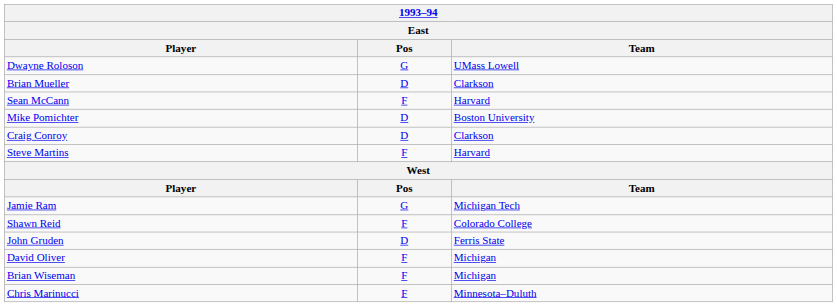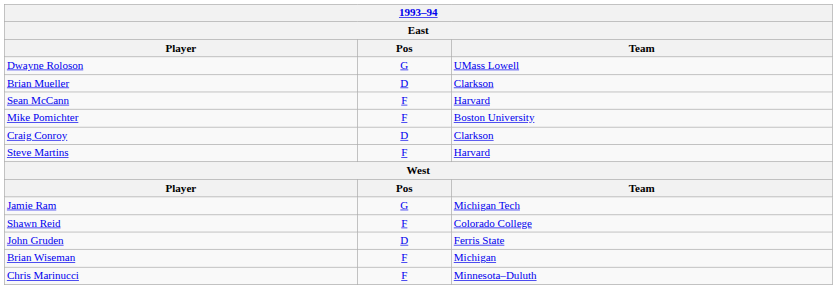(404, 118) D -> (404, 118) F
- row: (36, 258)
